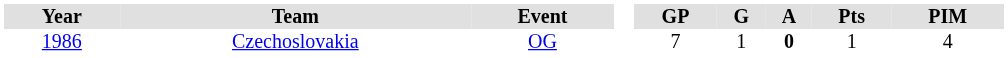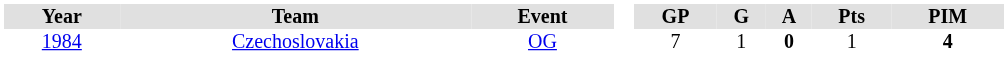(62, 41) 1986 -> (62, 41) 1984
(948, 41) normal -> (948, 41) bold
